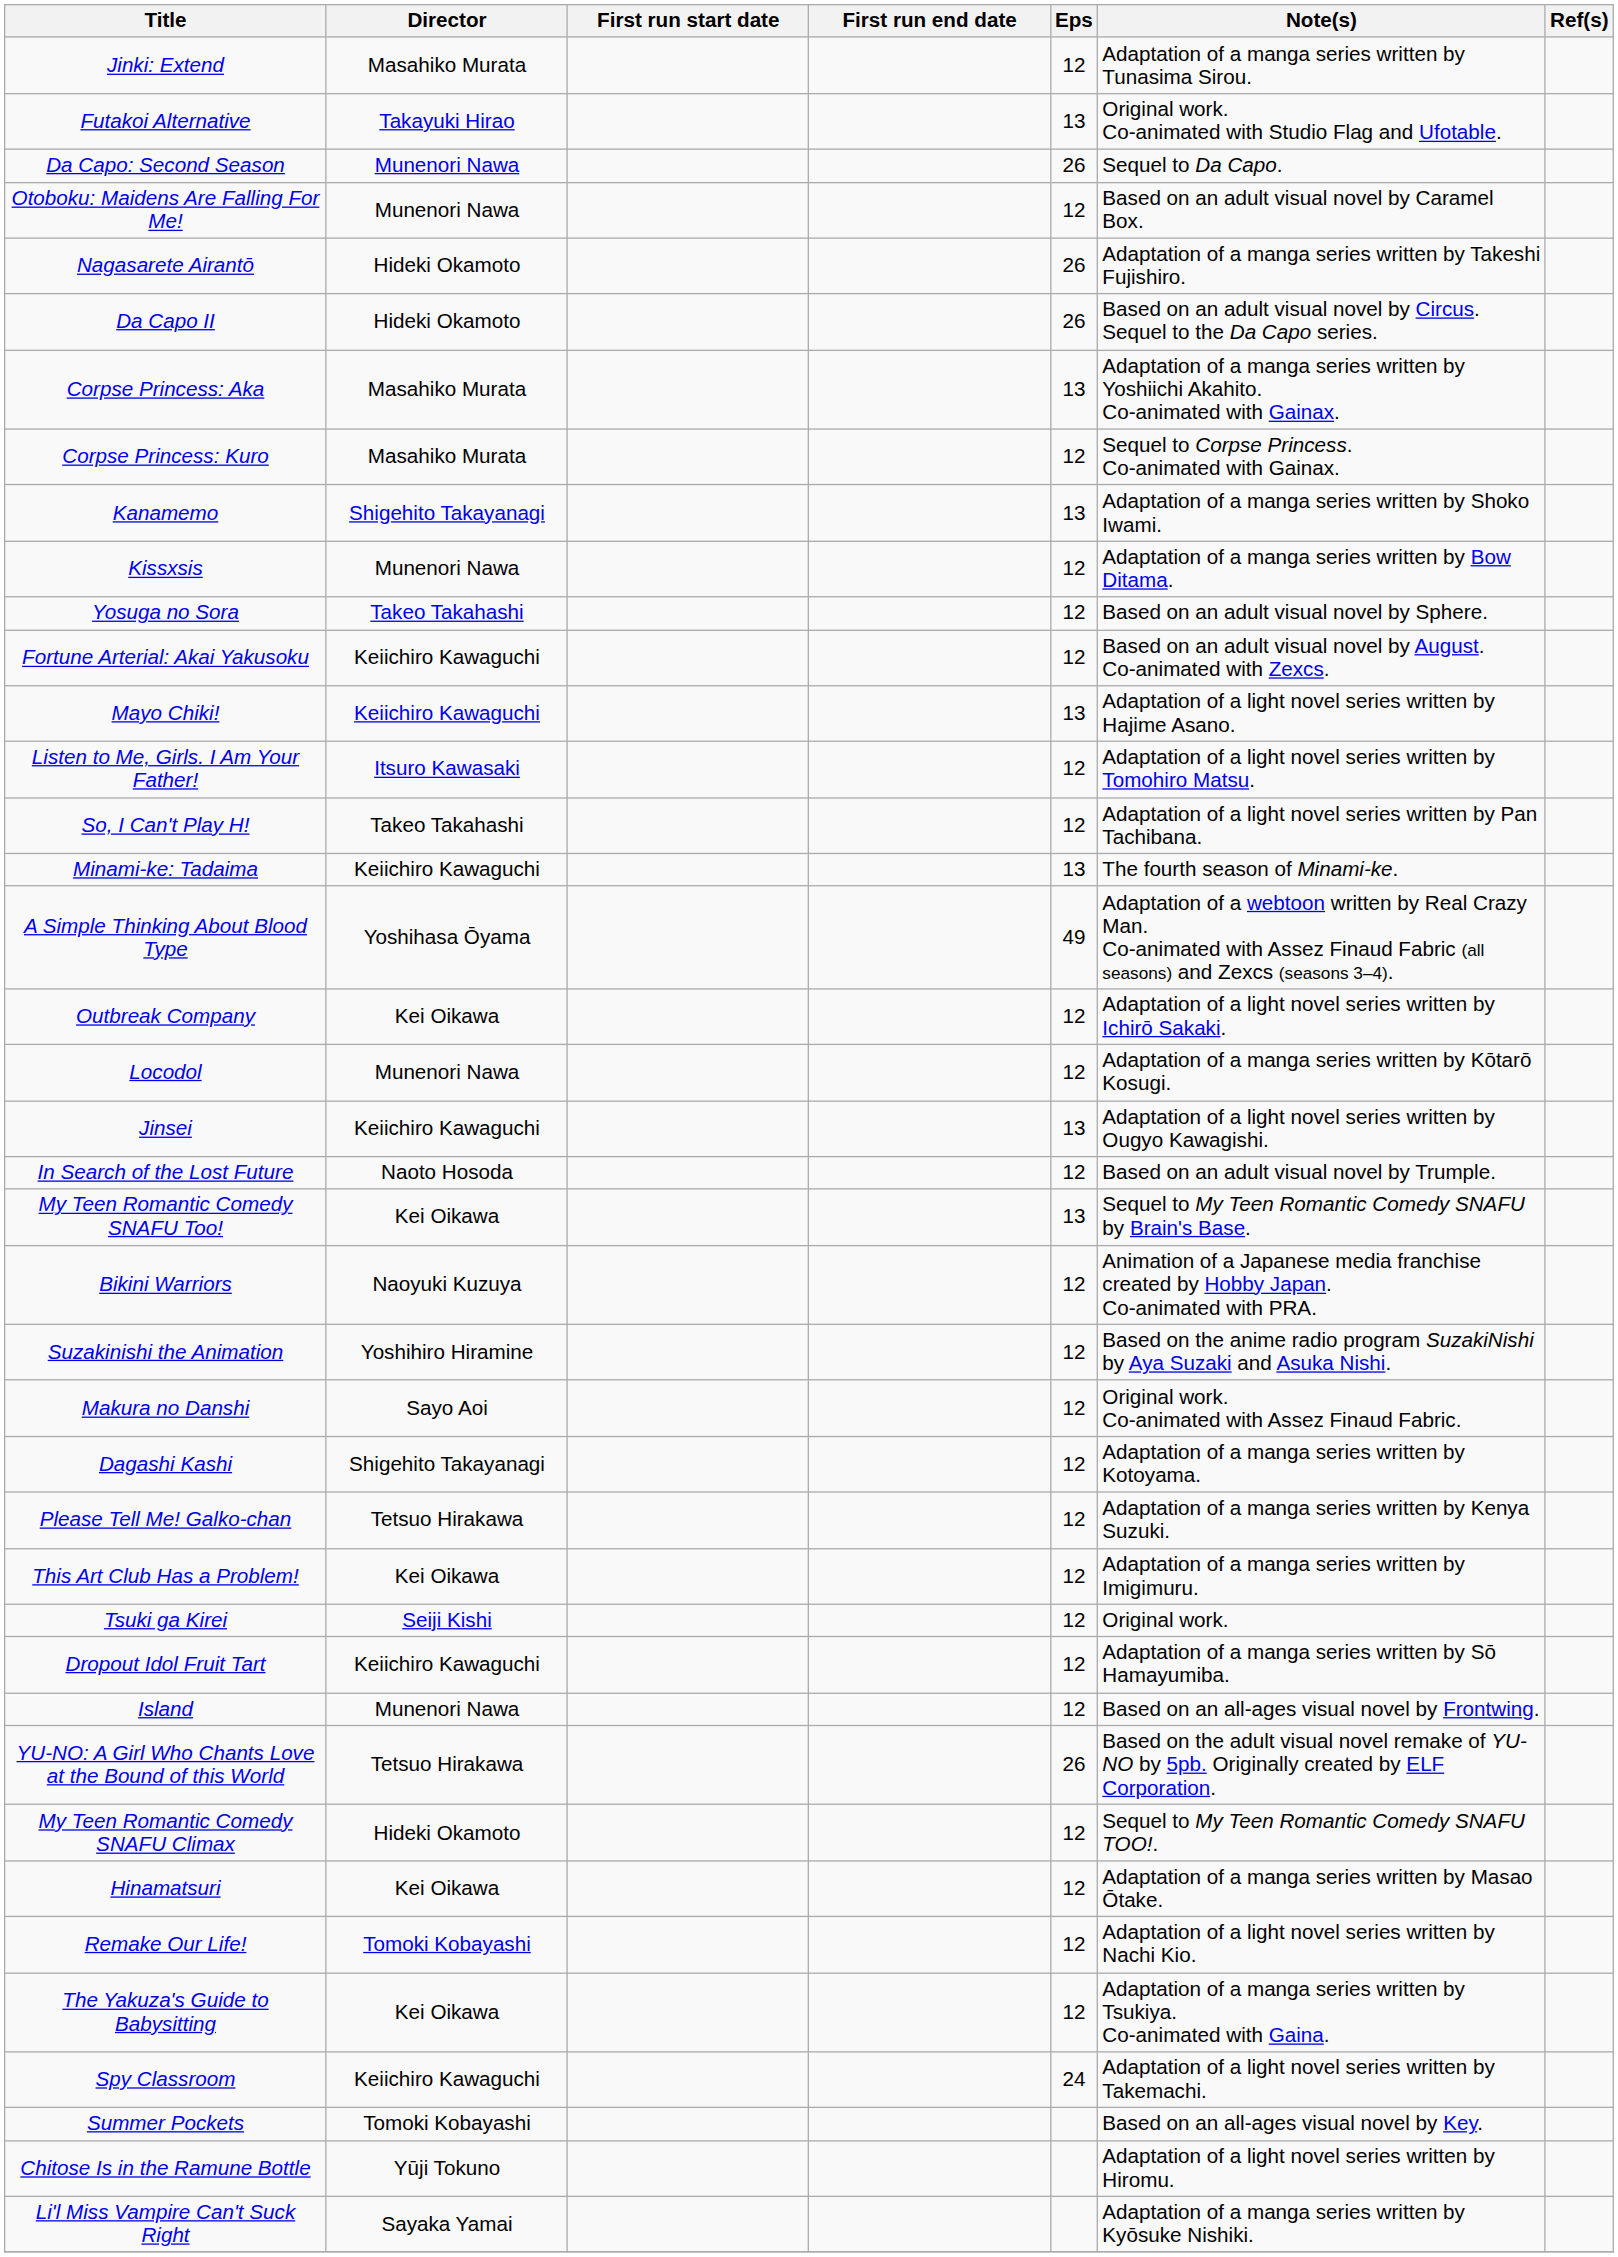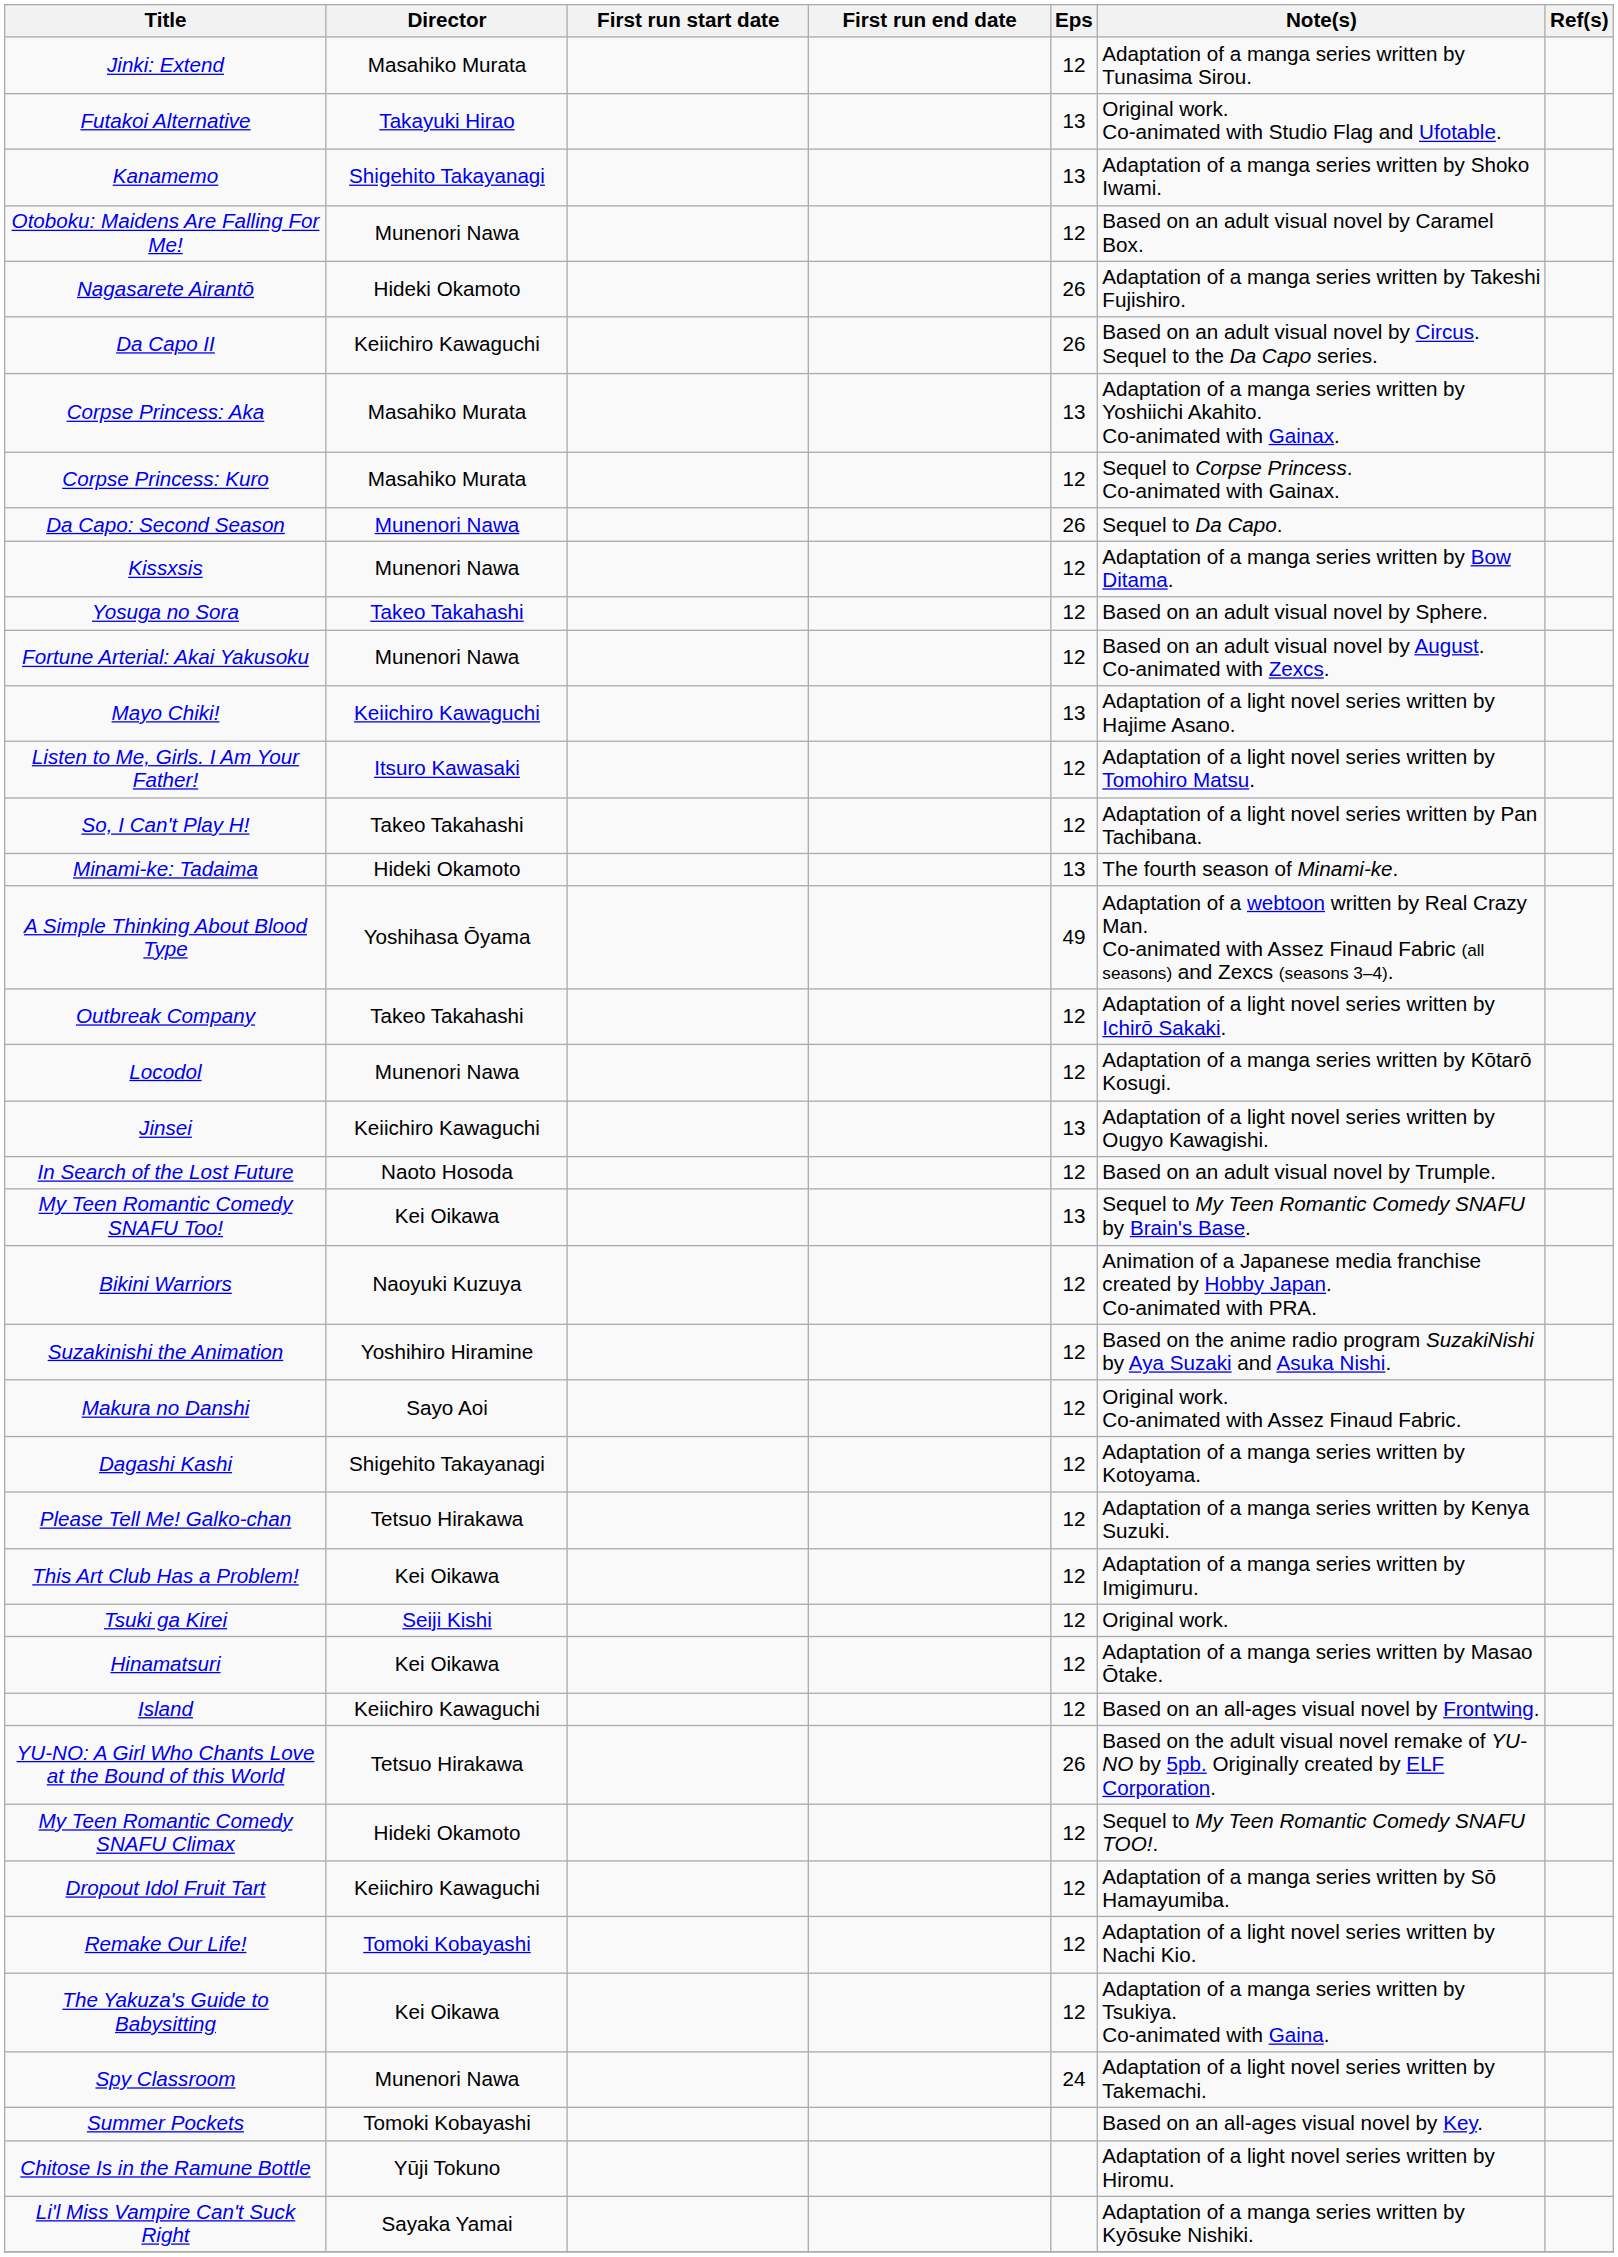rows swapped: (166, 165) <-> (166, 512)
(447, 321) Hideki Okamoto -> (447, 344) Keiichiro Kawaguchi
(447, 657) Keiichiro Kawaguchi -> (447, 657) Munenori Nawa
(447, 869) Keiichiro Kawaguchi -> (447, 869) Hideki Okamoto
(447, 1016) Kei Oikawa -> (447, 1016) Takeo Takahashi
rows swapped: (166, 1888) <-> (165, 1664)
(447, 1708) Munenori Nawa -> (447, 1708) Keiichiro Kawaguchi
(447, 2079) Keiichiro Kawaguchi -> (447, 2079) Munenori Nawa
